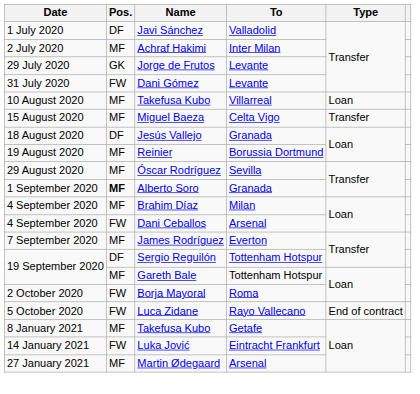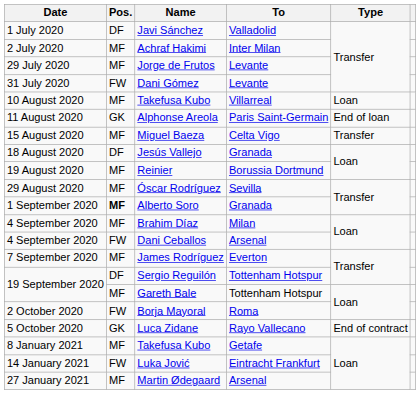(117, 65) GK -> (117, 65) MF
+ row: (45, 118)
(118, 310) FW -> (117, 328) GK
